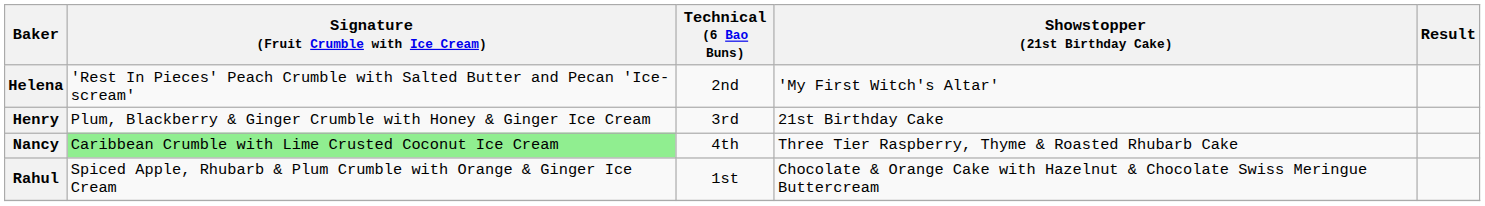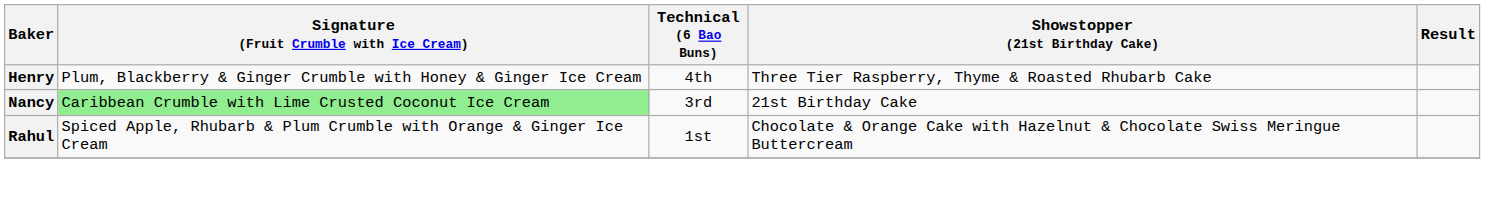- row: (36, 86)
(725, 120) 3rd -> (698, 77) 4th
(861, 120) 21st Birthday Cake -> (982, 77) Three Tier Raspberry, Thyme & Roasted Rhubarb Cake
(725, 145) 4th -> (698, 102) 3rd
(1008, 145) Three Tier Raspberry, Thyme & Roasted Rhubarb Cake -> (834, 102) 21st Birthday Cake
